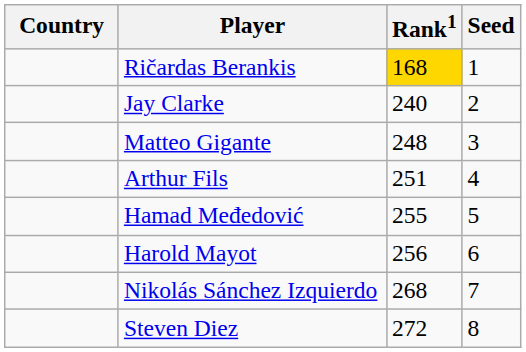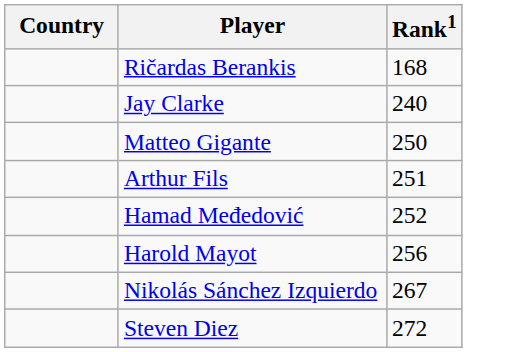- column: (491, 26)
(410, 66) gold background -> (410, 66) no background
(410, 141) 248 -> (410, 141) 250
(410, 216) 255 -> (410, 216) 252
(410, 290) 268 -> (410, 290) 267
